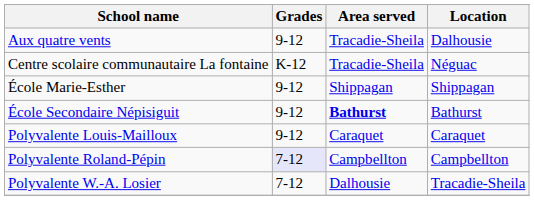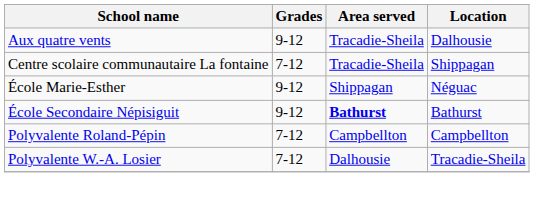(291, 64) K-12 -> (289, 64) 7-12
(454, 64) Néguac -> (463, 64) Shippagan
(463, 87) Shippagan -> (454, 87) Néguac
- row: (93, 135)
(289, 159) lavender background -> (289, 135) no background
